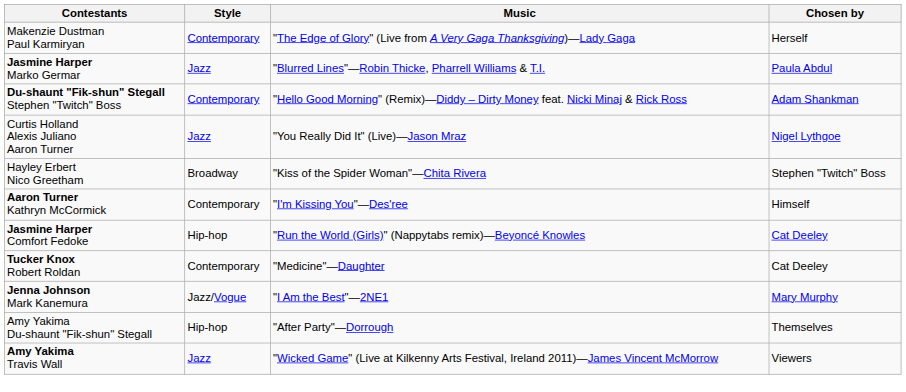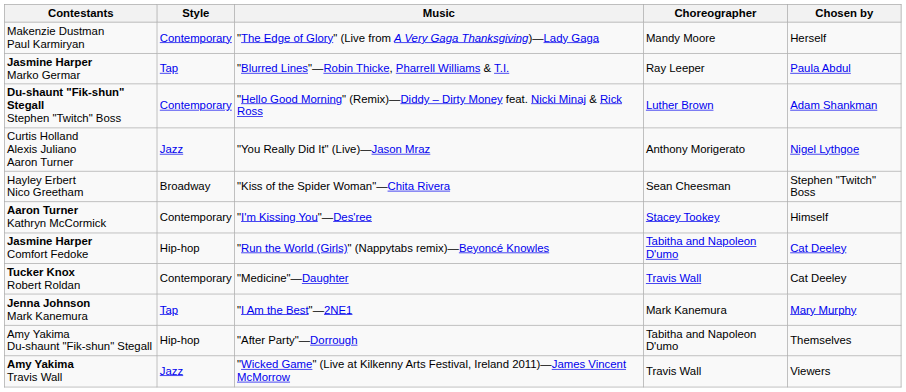+ column: (715, 13)
(199, 68) Jazz -> (169, 68) Tap
(217, 297) Jazz/Vogue -> (169, 309) Tap
